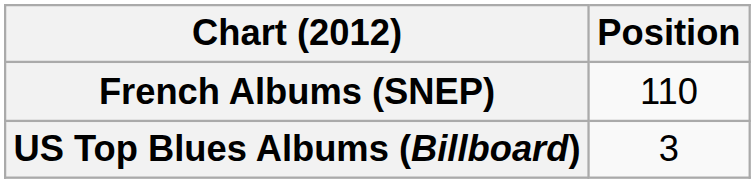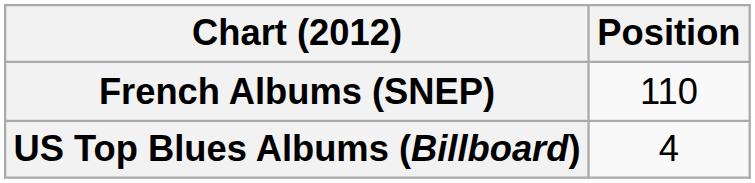(669, 148) 3 -> (669, 148) 4
